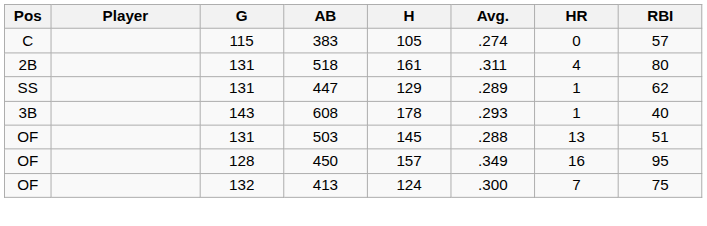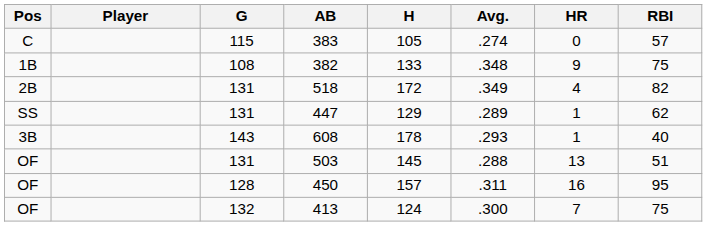+ row: (325, 64)
(409, 64) 161 -> (409, 88) 172
(493, 64) .311 -> (493, 88) .349
(660, 64) 80 -> (660, 88) 82
(493, 161) .349 -> (493, 185) .311
